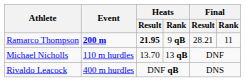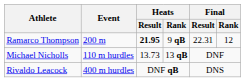(95, 40) bold -> (94, 40) normal
(203, 40) 28.21 -> (203, 40) 22.31
(228, 40) 11 -> (228, 40) 12
(150, 55) 13.70 -> (150, 55) 13.73
